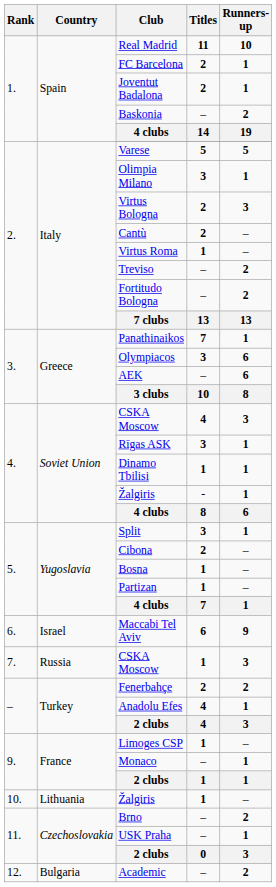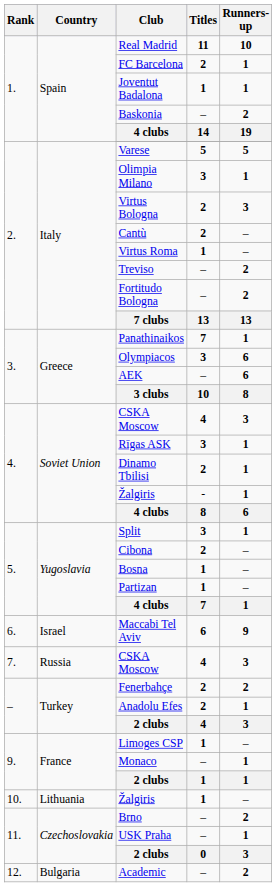(203, 89) 2 -> (203, 89) 1
(203, 469) 1 -> (203, 469) 2
(203, 662) 1 -> (203, 662) 4
(203, 706) 4 -> (203, 706) 2
